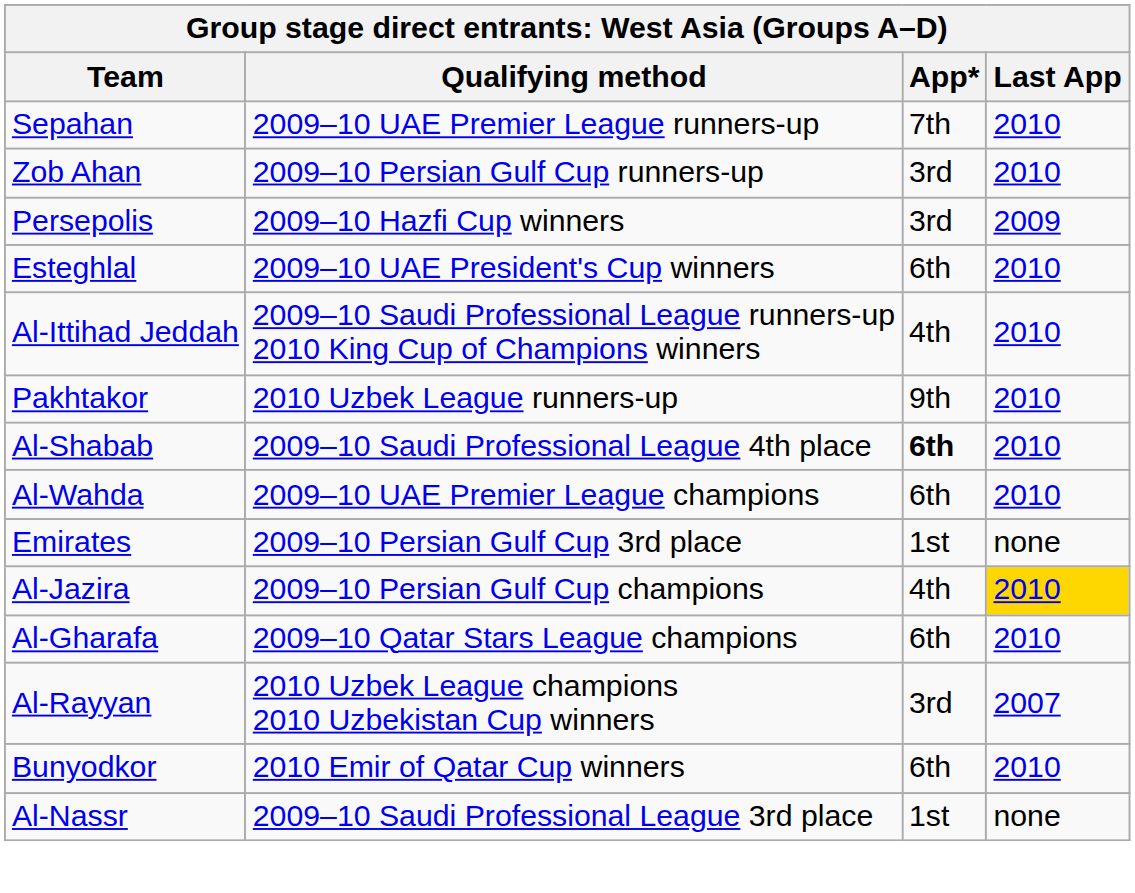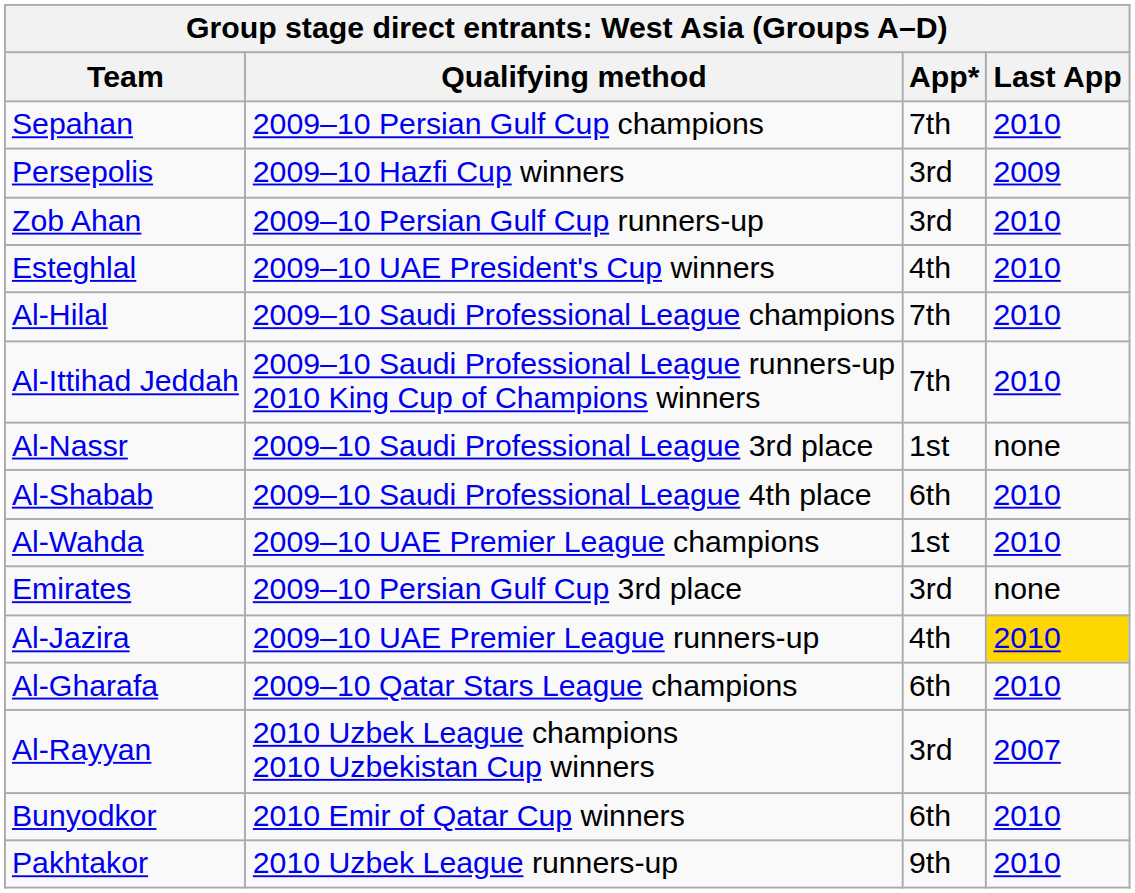(536, 124) 2009–10 UAE Premier League runners-up -> (508, 124) 2009–10 Persian Gulf Cup champions
rows swapped: (83, 220) <-> (77, 172)
(930, 268) 6th -> (930, 268) 4th
+ row: (60, 316)
(930, 333) 4th -> (930, 381) 7th
rows swapped: (70, 815) <-> (80, 398)
(932, 446) bold -> (930, 494) normal
(930, 494) 6th -> (929, 542) 1st
(929, 542) 1st -> (931, 590) 3rd
(508, 590) 2009–10 Persian Gulf Cup champions -> (536, 638) 2009–10 UAE Premier League runners-up
